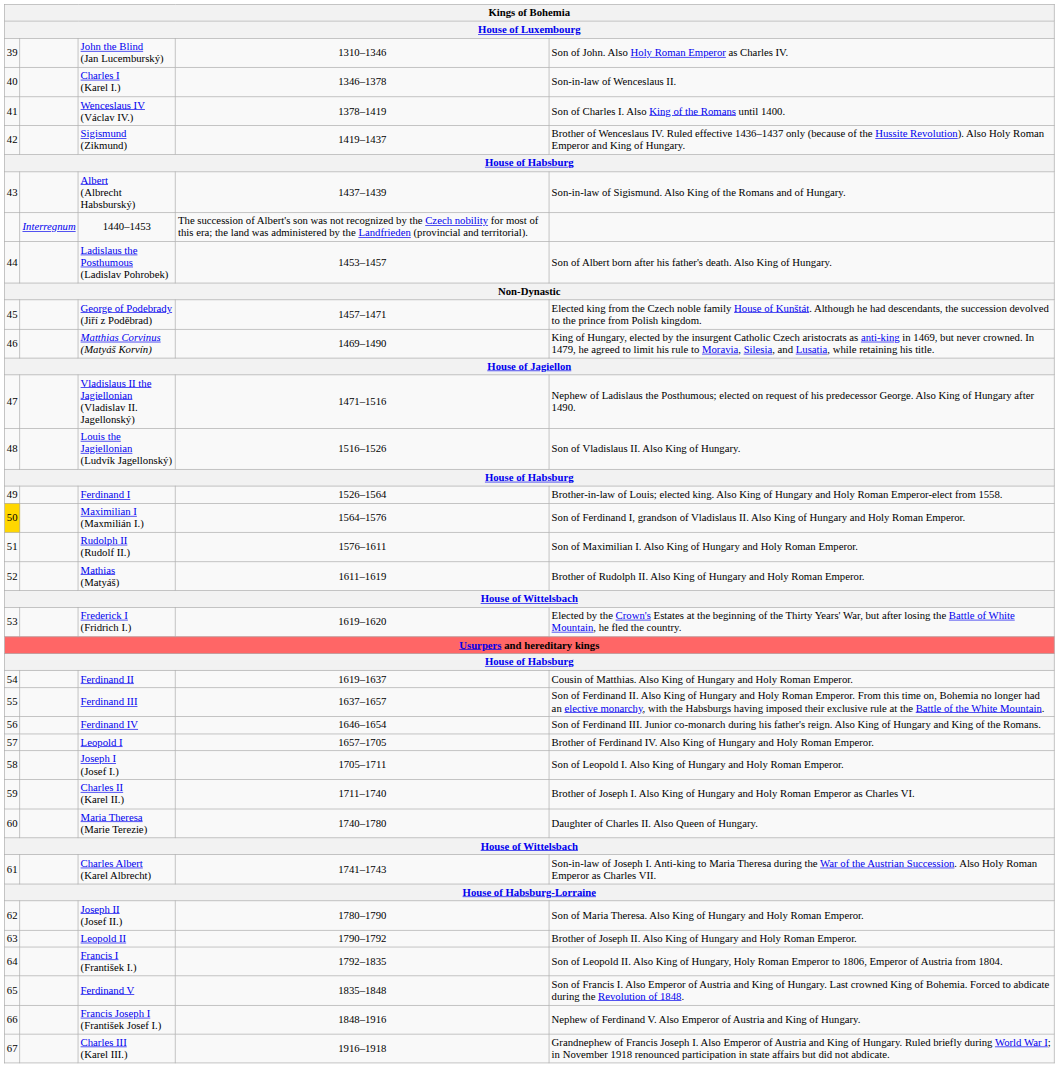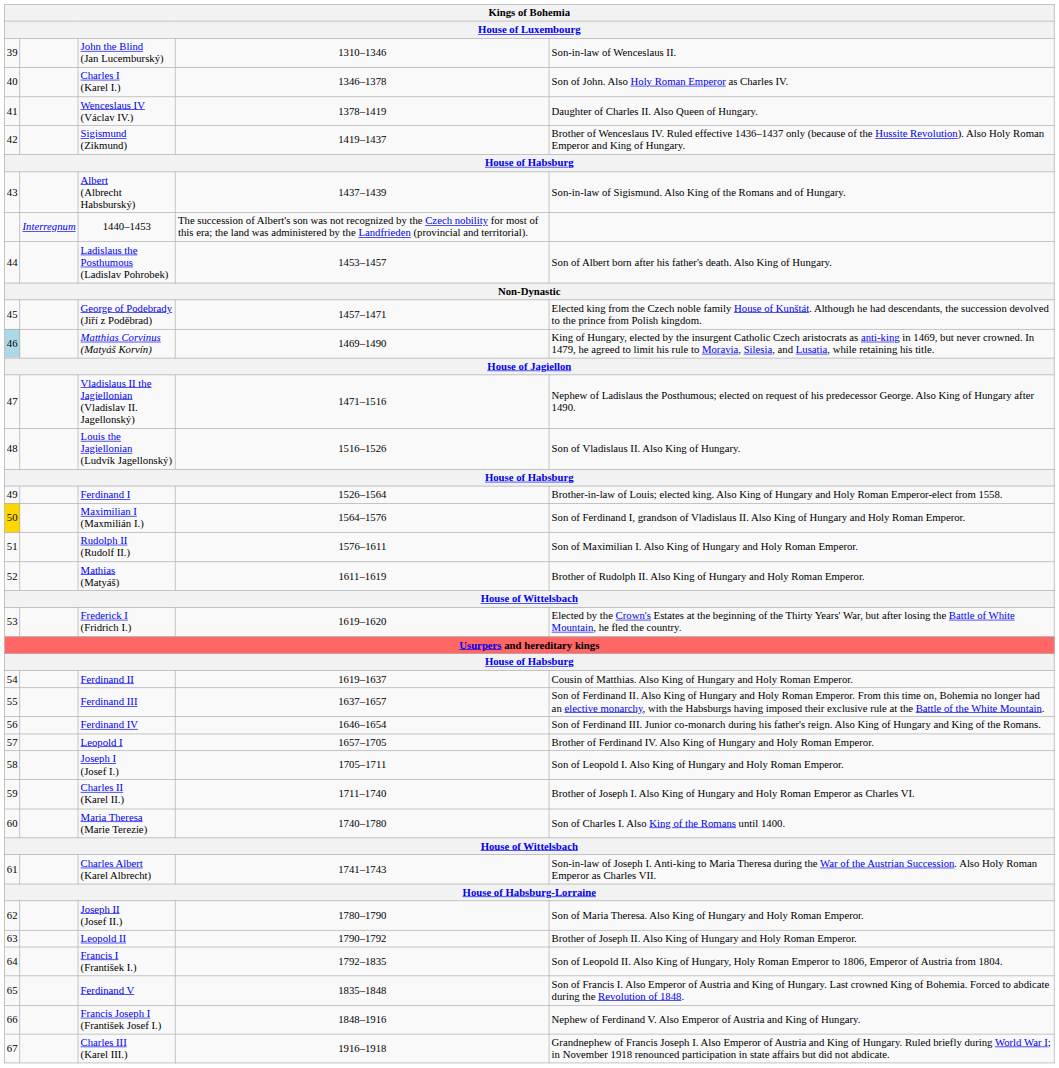(670, 53) Son of John. Also Holy Roman Emperor as Charles IV. -> (614, 53) Son-in-law of Wenceslaus II.
(614, 82) Son-in-law of Wenceslaus II. -> (670, 82) Son of John. Also Holy Roman Emperor as Charles IV.
(668, 111) Son of Charles I. Also King of the Romans until 1400. -> (655, 111) Daughter of Charles II. Also Queen of Hungary.
(12, 343) no background -> (12, 343) lightblue background
(655, 823) Daughter of Charles II. Also Queen of Hungary. -> (668, 823) Son of Charles I. Also King of the Romans until 1400.
